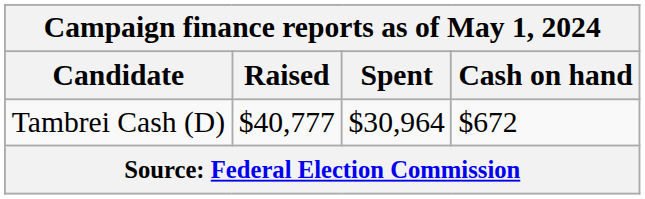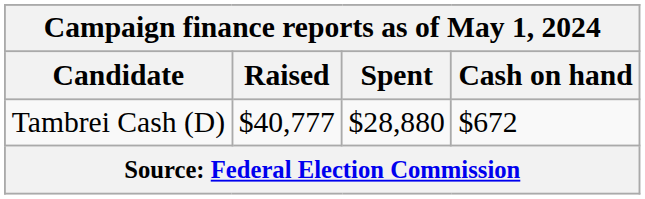(397, 121) $30,964 -> (397, 121) $28,880
